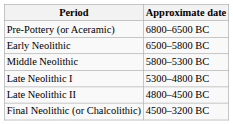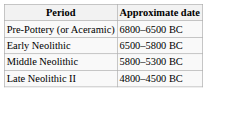- row: (40, 78)
- row: (74, 111)
